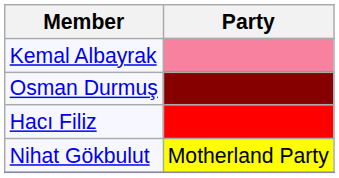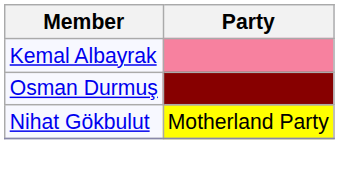- row: (53, 122)
